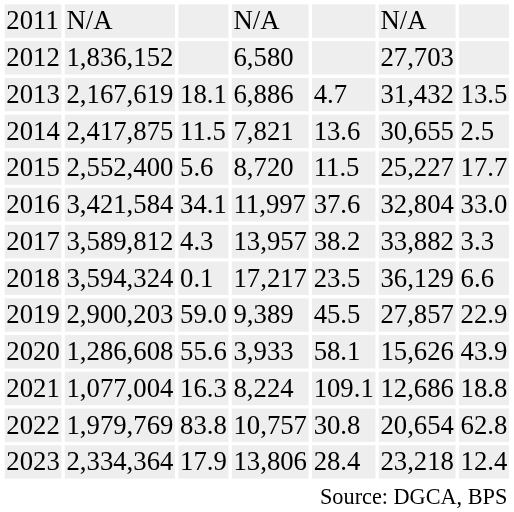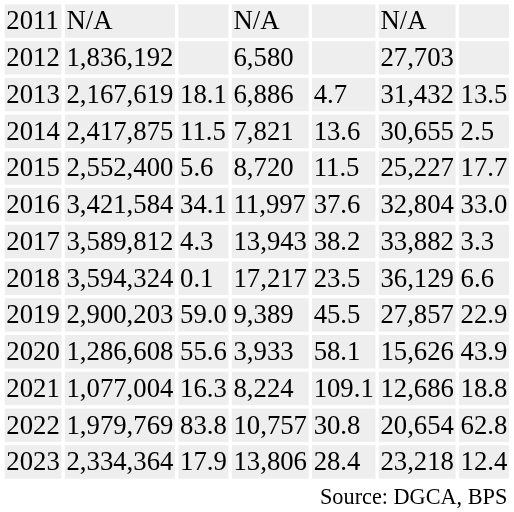(120, 57) 1,836,152 -> (120, 57) 1,836,192
(270, 241) 13,957 -> (270, 241) 13,943
